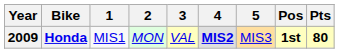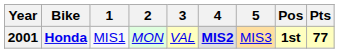(23, 37) 2009 -> (23, 37) 2001
(320, 37) 80 -> (320, 37) 77
